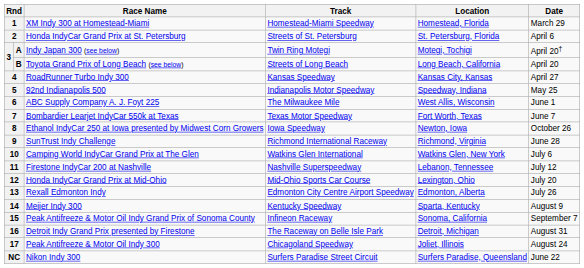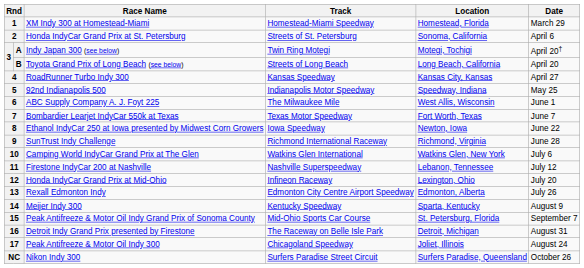(458, 36) St. Petersburg, Florida -> (452, 36) Sonoma, California
(551, 128) October 26 -> (545, 128) June 22
(319, 180) Mid-Ohio Sports Car Course -> (300, 180) Infineon Raceway
(300, 218) Infineon Raceway -> (319, 218) Mid-Ohio Sports Car Course
(452, 218) Sonoma, California -> (458, 218) St. Petersburg, Florida
(545, 257) June 22 -> (551, 257) October 26
